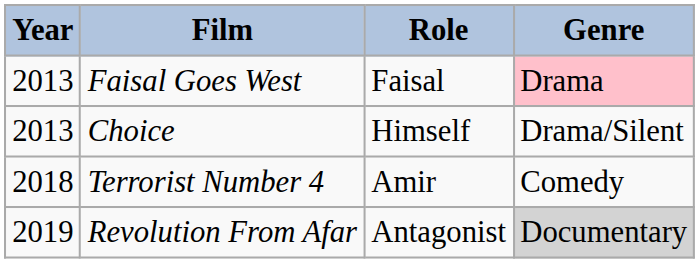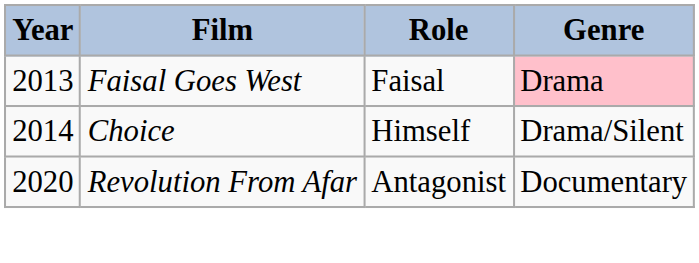(43, 131) 2013 -> (43, 131) 2014
- row: (206, 181)
(43, 232) 2019 -> (43, 181) 2020
(604, 232) lightgrey background -> (604, 181) no background
